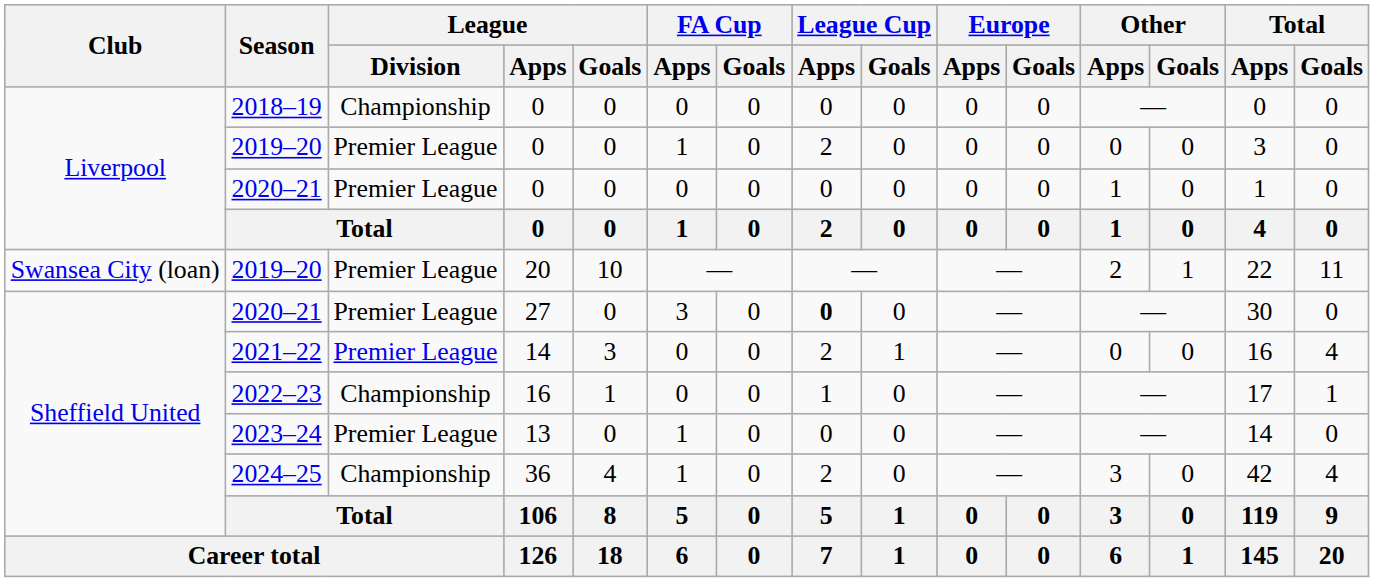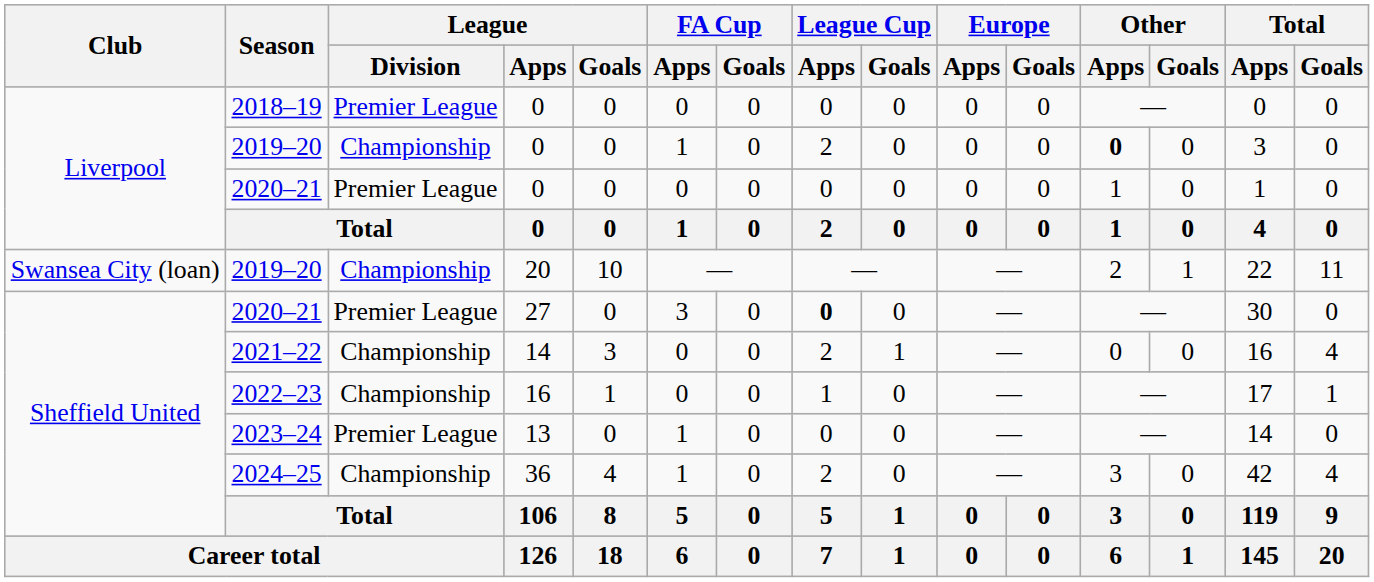(415, 106) Championship -> (415, 106) Premier League
(415, 147) Premier League -> (415, 147) Championship
(1116, 147) normal -> (1116, 147) bold
(415, 270) Premier League -> (415, 270) Championship
(415, 351) Premier League -> (415, 351) Championship
